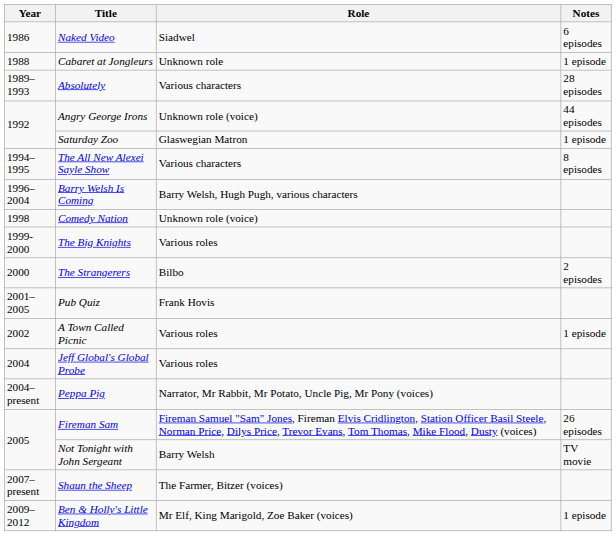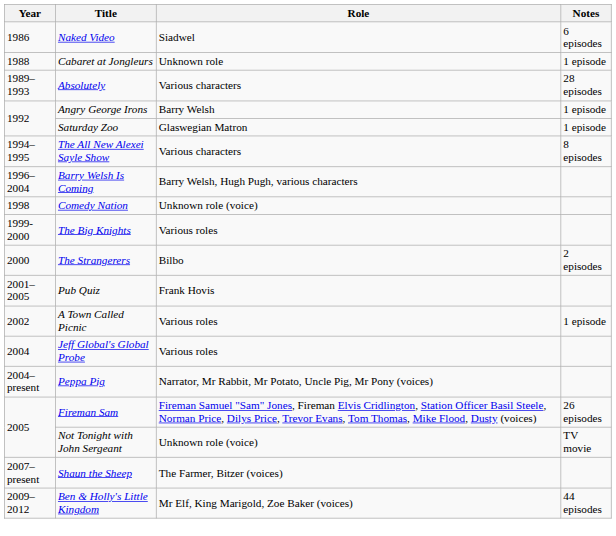(208, 115) Unknown role (voice) -> (187, 109) Barry Welsh
(583, 115) 44 episodes -> (585, 109) 1 episode
(187, 455) Barry Welsh -> (208, 442) Unknown role (voice)
(585, 515) 1 episode -> (583, 503) 44 episodes
